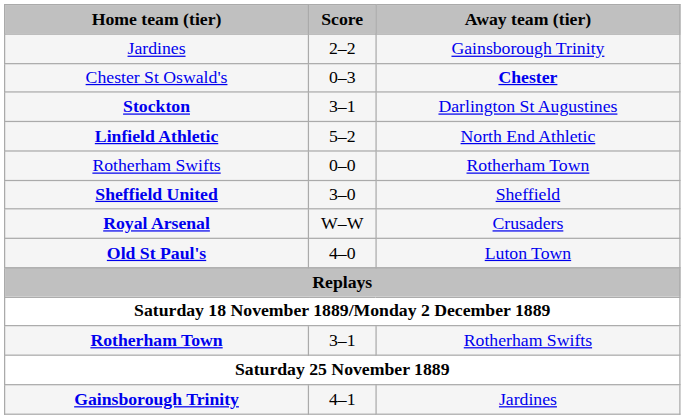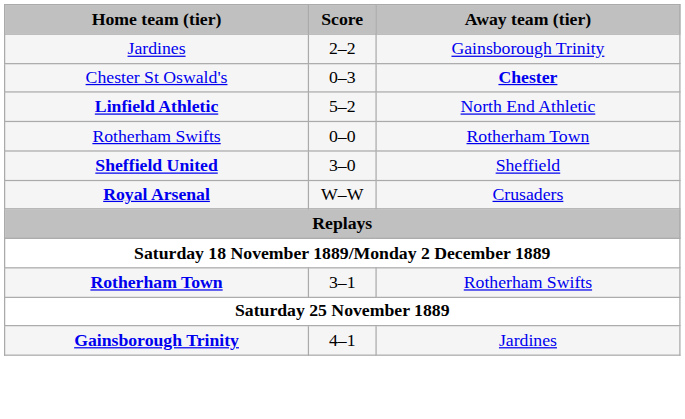- row: (157, 107)
- row: (157, 253)
